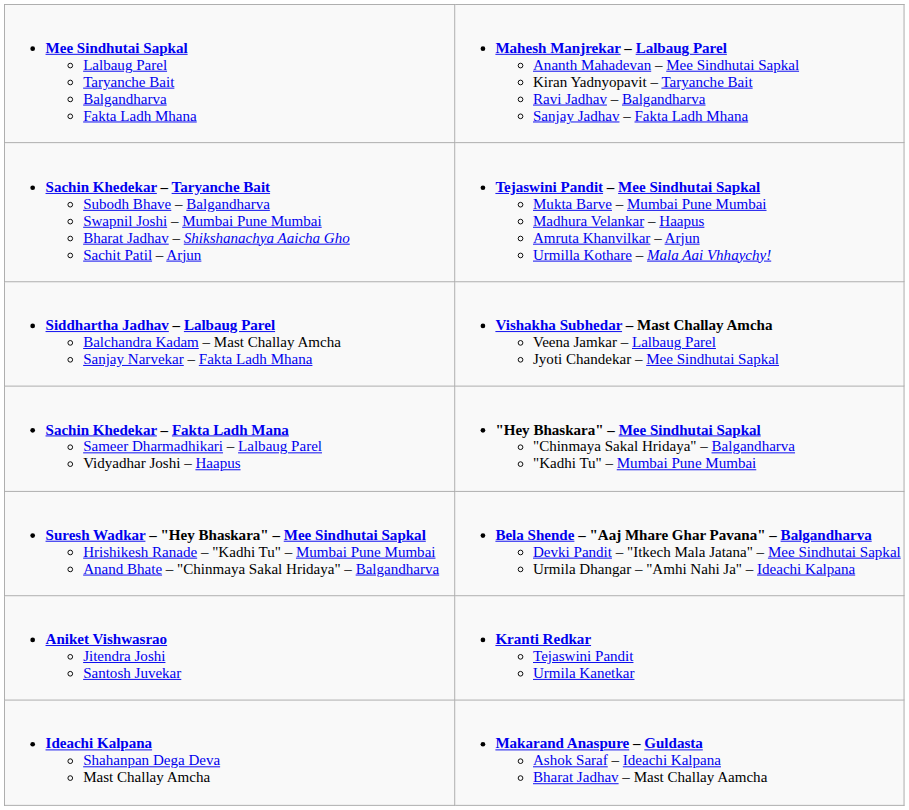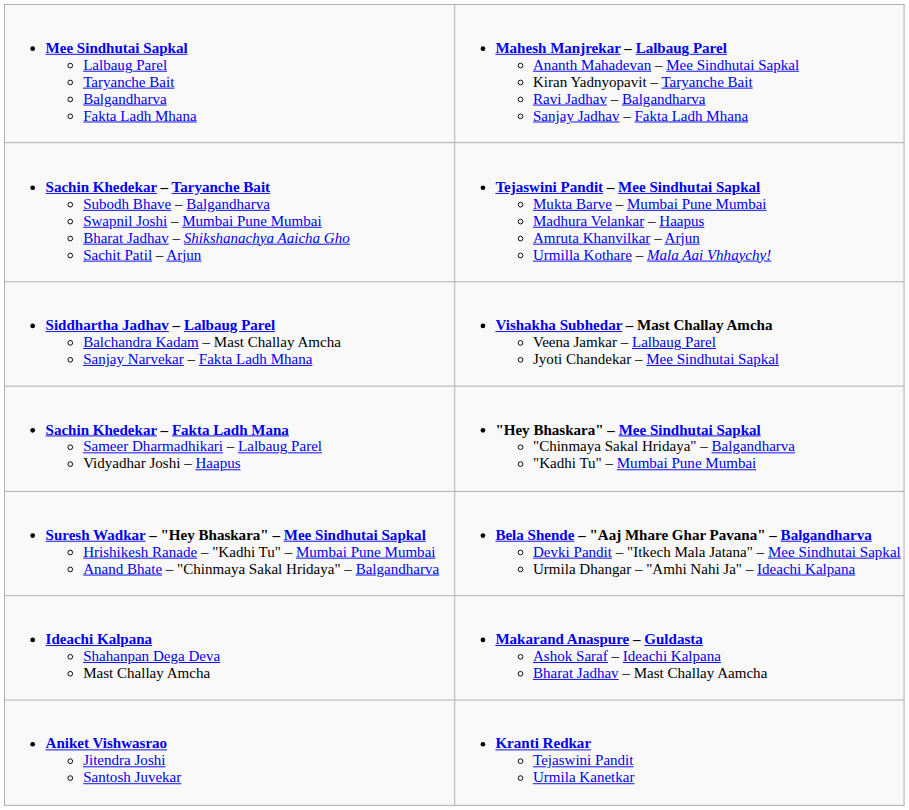rows swapped: (229, 761) <-> (229, 656)
